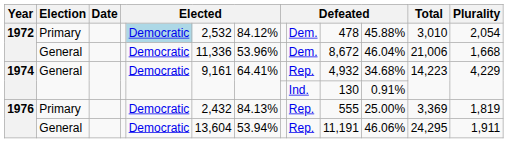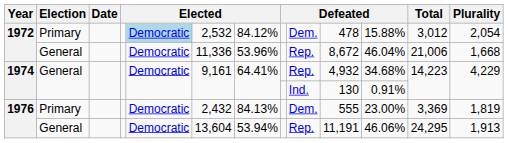(385, 33) 45.88% -> (385, 33) 15.88%
(432, 33) 3,010 -> (432, 33) 3,012
(303, 52) Dem. -> (302, 52) Rep.
(302, 109) Rep. -> (303, 109) Dem.
(385, 109) 25.00% -> (385, 109) 23.00%
(486, 128) 1,911 -> (485, 128) 1,913
